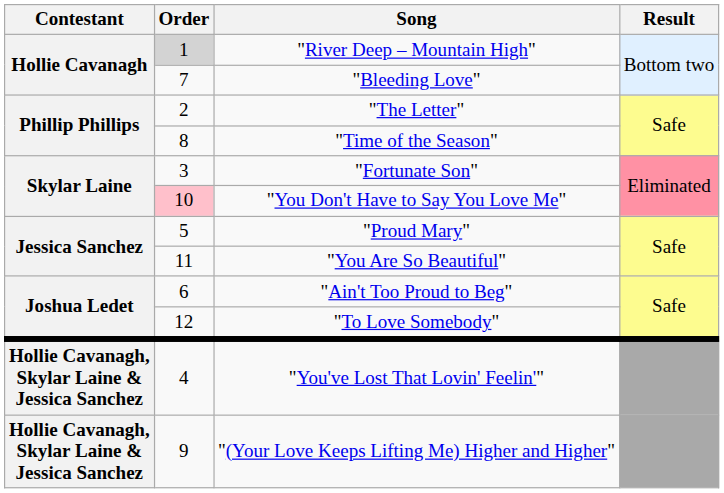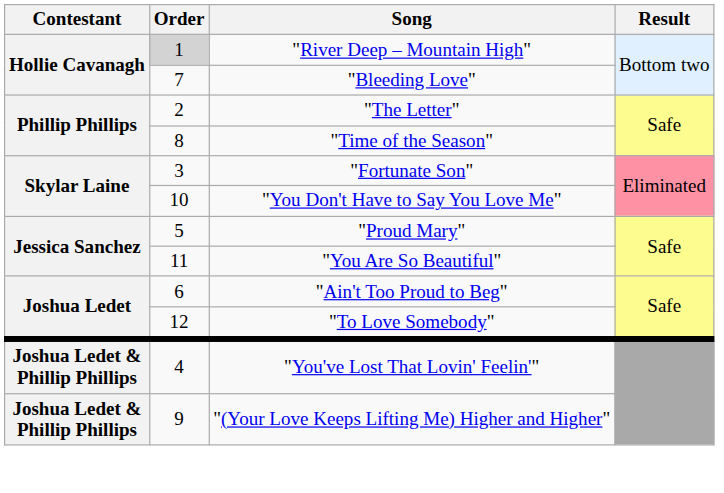(184, 200) pink background -> (179, 200) no background
(79, 377) Hollie Cavanagh, Skylar Laine & Jessica Sanchez -> (77, 367) Joshua Ledet & Phillip Phillips
(79, 450) Hollie Cavanagh, Skylar Laine & Jessica Sanchez -> (77, 418) Joshua Ledet & Phillip Phillips
